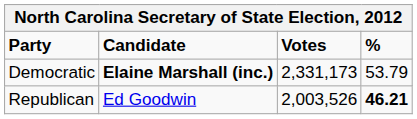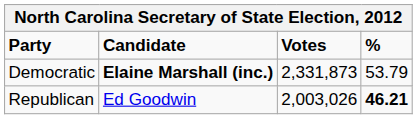(319, 72) 2,331,173 -> (319, 72) 2,331,873
(319, 99) 2,003,526 -> (319, 99) 2,003,026
